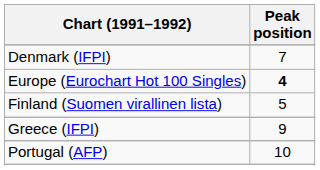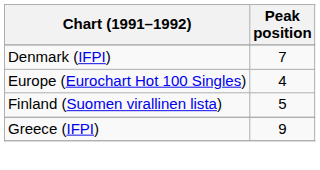(282, 81) bold -> (282, 81) normal
- row: (58, 152)
